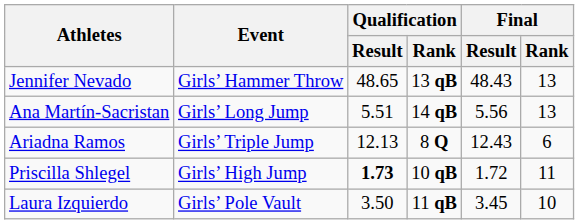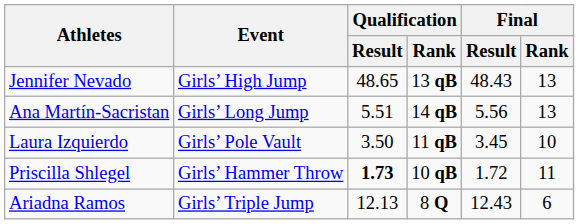(261, 81) Girls’ Hammer Throw -> (242, 81) Girls’ High Jump
rows swapped: (67, 142) <-> (69, 204)
(242, 173) Girls’ High Jump -> (261, 173) Girls’ Hammer Throw
